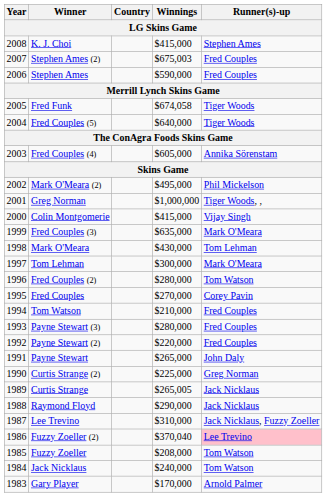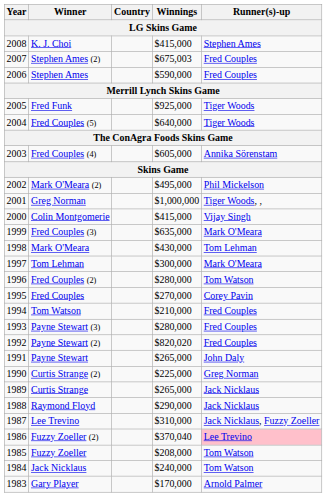(173, 106) $674,058 -> (173, 106) $925,000
(173, 342) $220,000 -> (173, 342) $820,020
(173, 389) $265,005 -> (173, 389) $265,000
